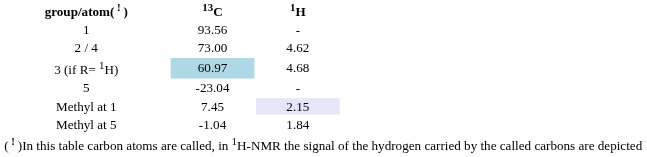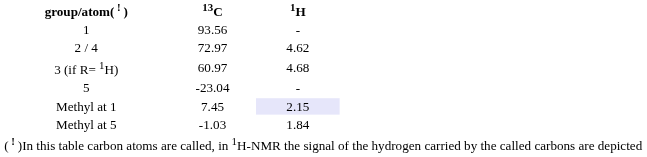(213, 48) 73.00 -> (213, 48) 72.97
(213, 68) lightblue background -> (213, 68) no background
(213, 124) -1.04 -> (213, 124) -1.03
